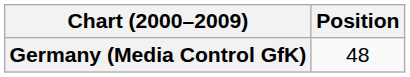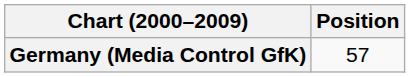(358, 54) 48 -> (358, 54) 57
